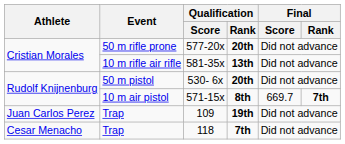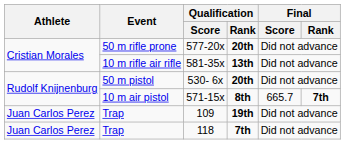(280, 97) 669.7 -> (280, 97) 665.7
(44, 131) Cesar Menacho -> (51, 131) Juan Carlos Perez
